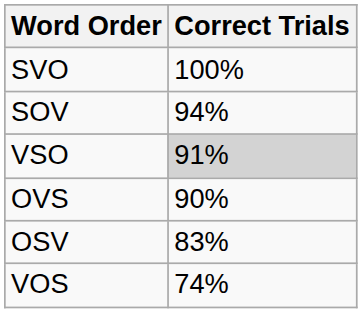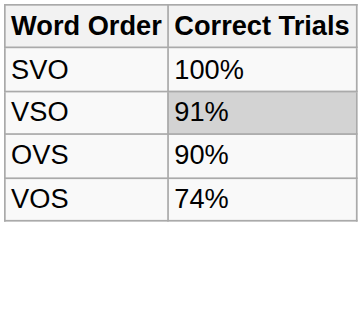- row: (40, 112)
- row: (40, 241)
